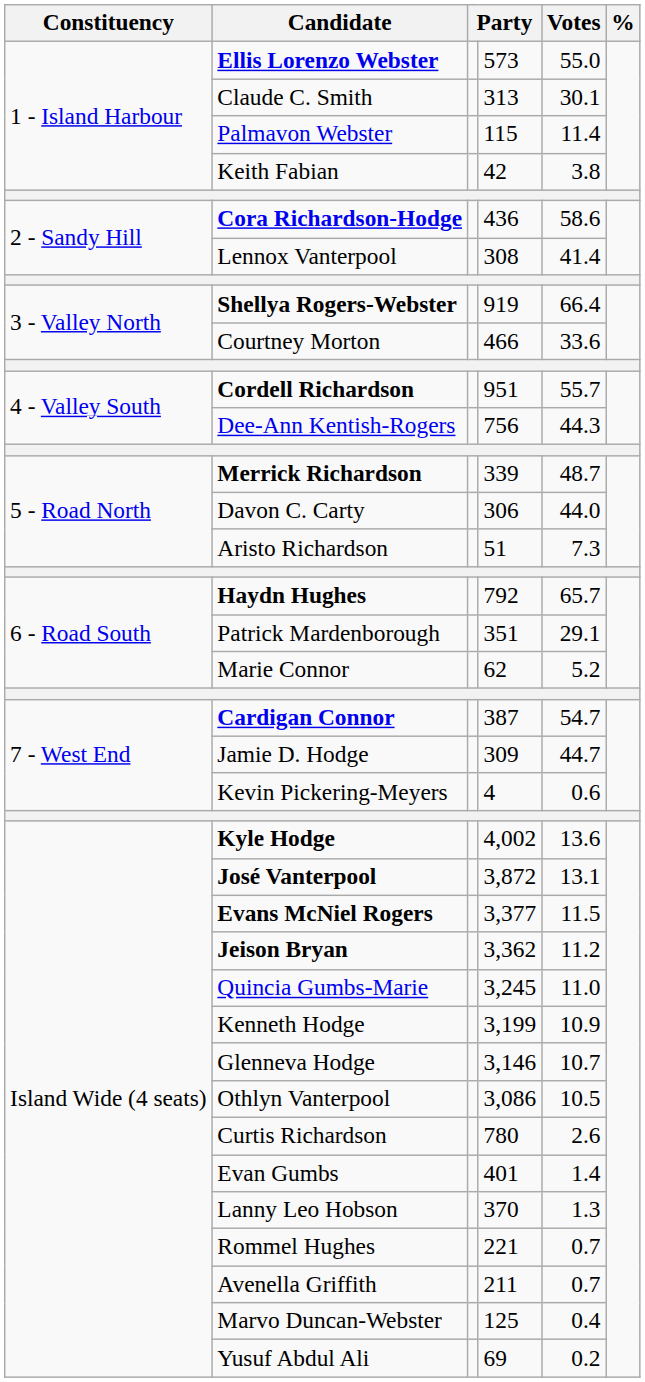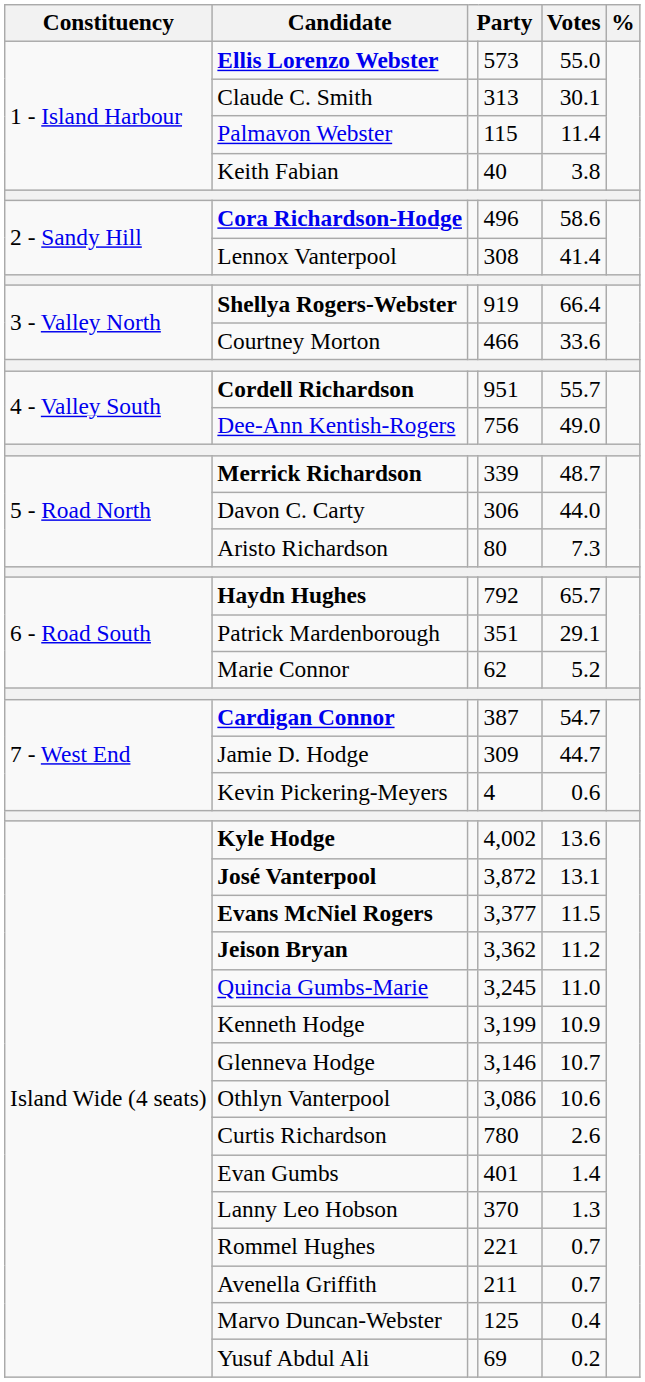(495, 171) 42 -> (495, 171) 40
(501, 219) 436 -> (501, 219) 496
(580, 425) 44.3 -> (580, 425) 49.0
(495, 547) 51 -> (495, 547) 80
(580, 1098) 10.5 -> (580, 1098) 10.6
